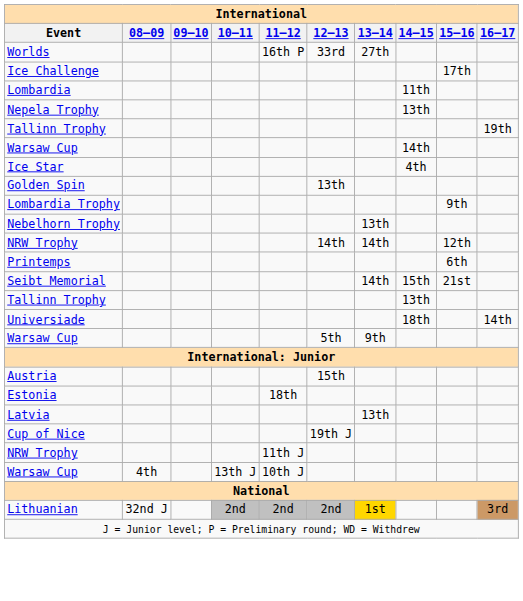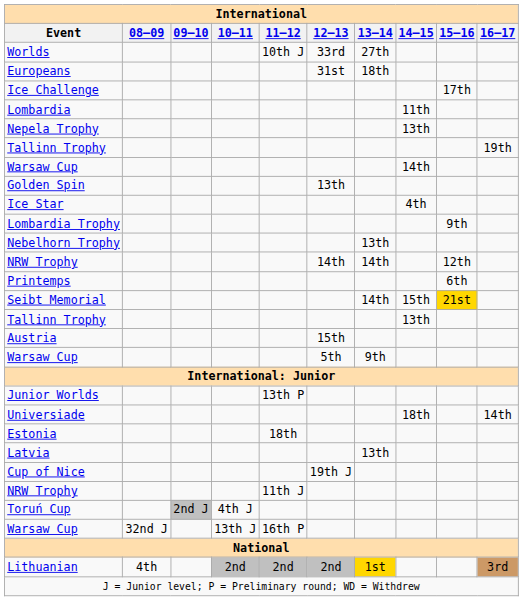(283, 52) 16th P -> (283, 52) 10th J
+ row: (39, 71)
rows swapped: (46, 186) <-> (35, 167)
(457, 281) no background -> (457, 300) gold background
rows swapped: (46, 319) <-> (32, 376)
+ row: (53, 395)
+ row: (39, 510)
(147, 472) 4th -> (147, 529) 32nd J
(283, 472) 10th J -> (283, 529) 16th P
(147, 510) 32nd J -> (147, 567) 4th
